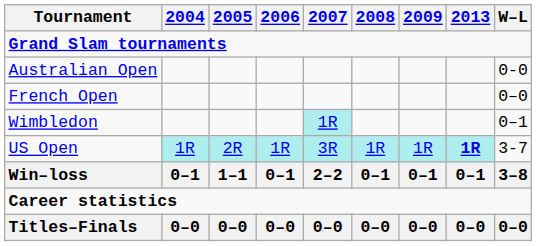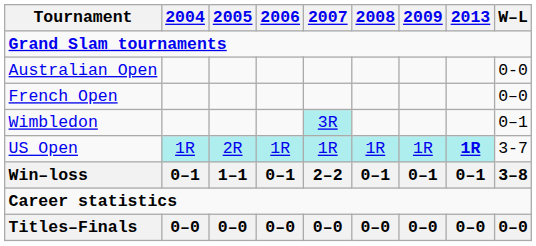(328, 122) 1R -> (328, 122) 3R
(328, 149) 3R -> (328, 149) 1R
